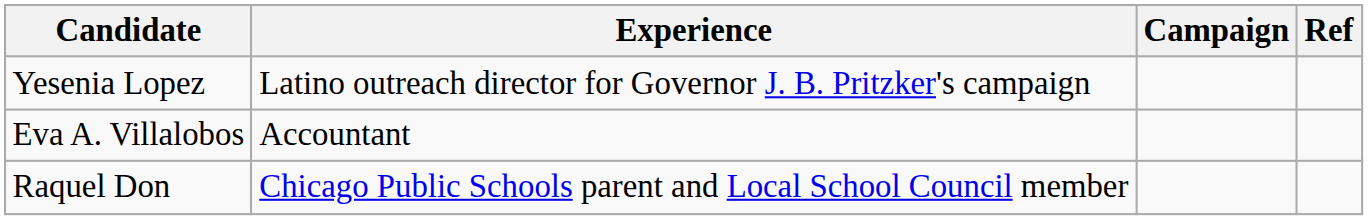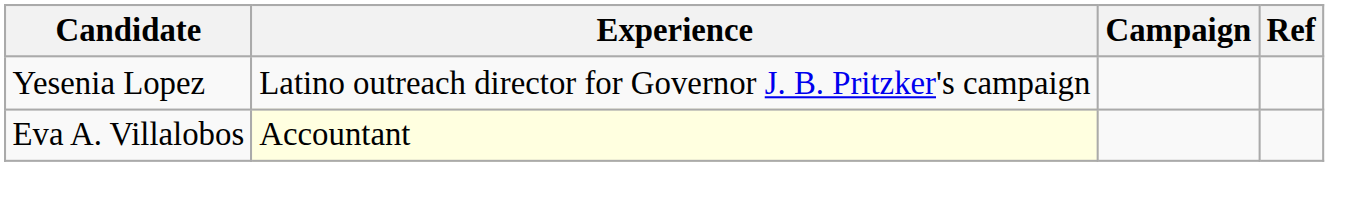(335, 134) no background -> (335, 134) lightyellow background
- row: (91, 186)
